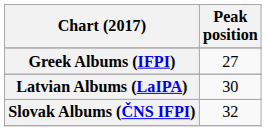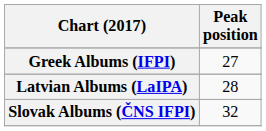(230, 86) 30 -> (230, 86) 28
